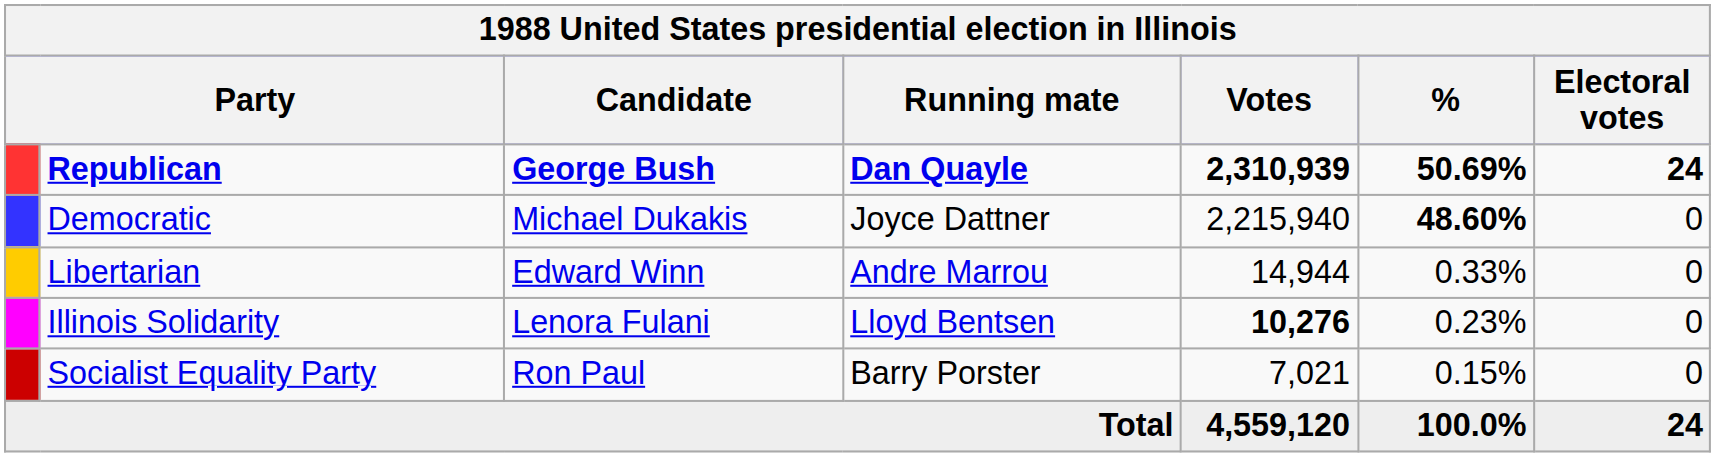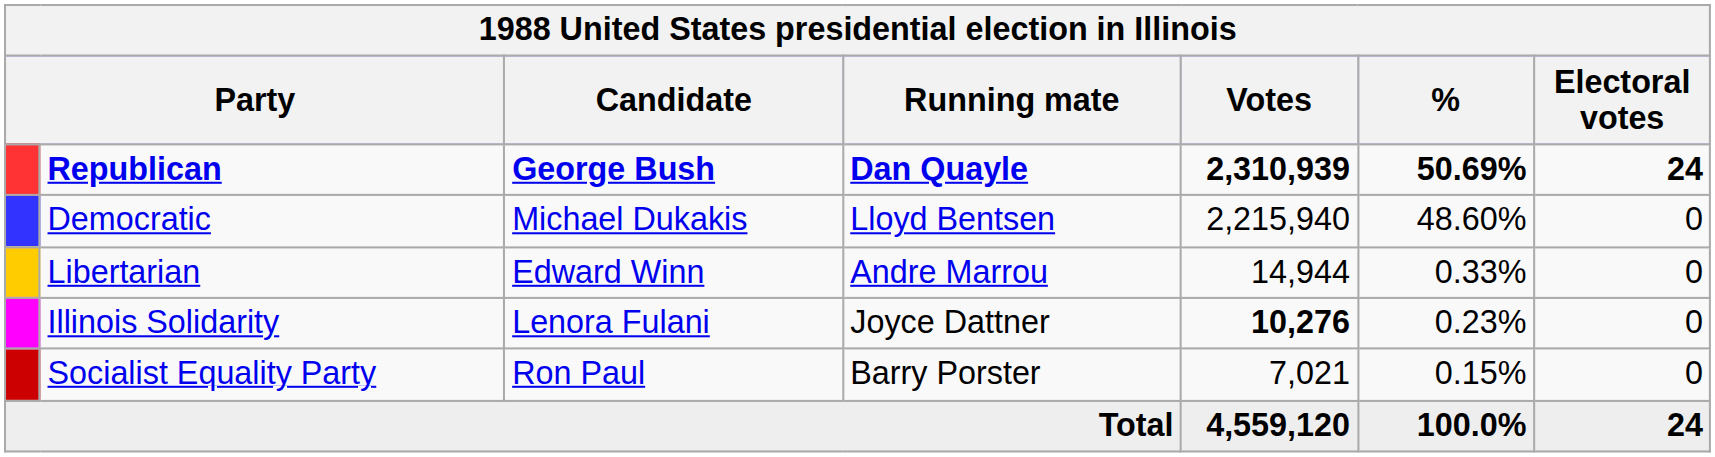(950, 220) Joyce Dattner -> (953, 220) Lloyd Bentsen
(1472, 220) bold -> (1472, 220) normal
(953, 322) Lloyd Bentsen -> (950, 322) Joyce Dattner
